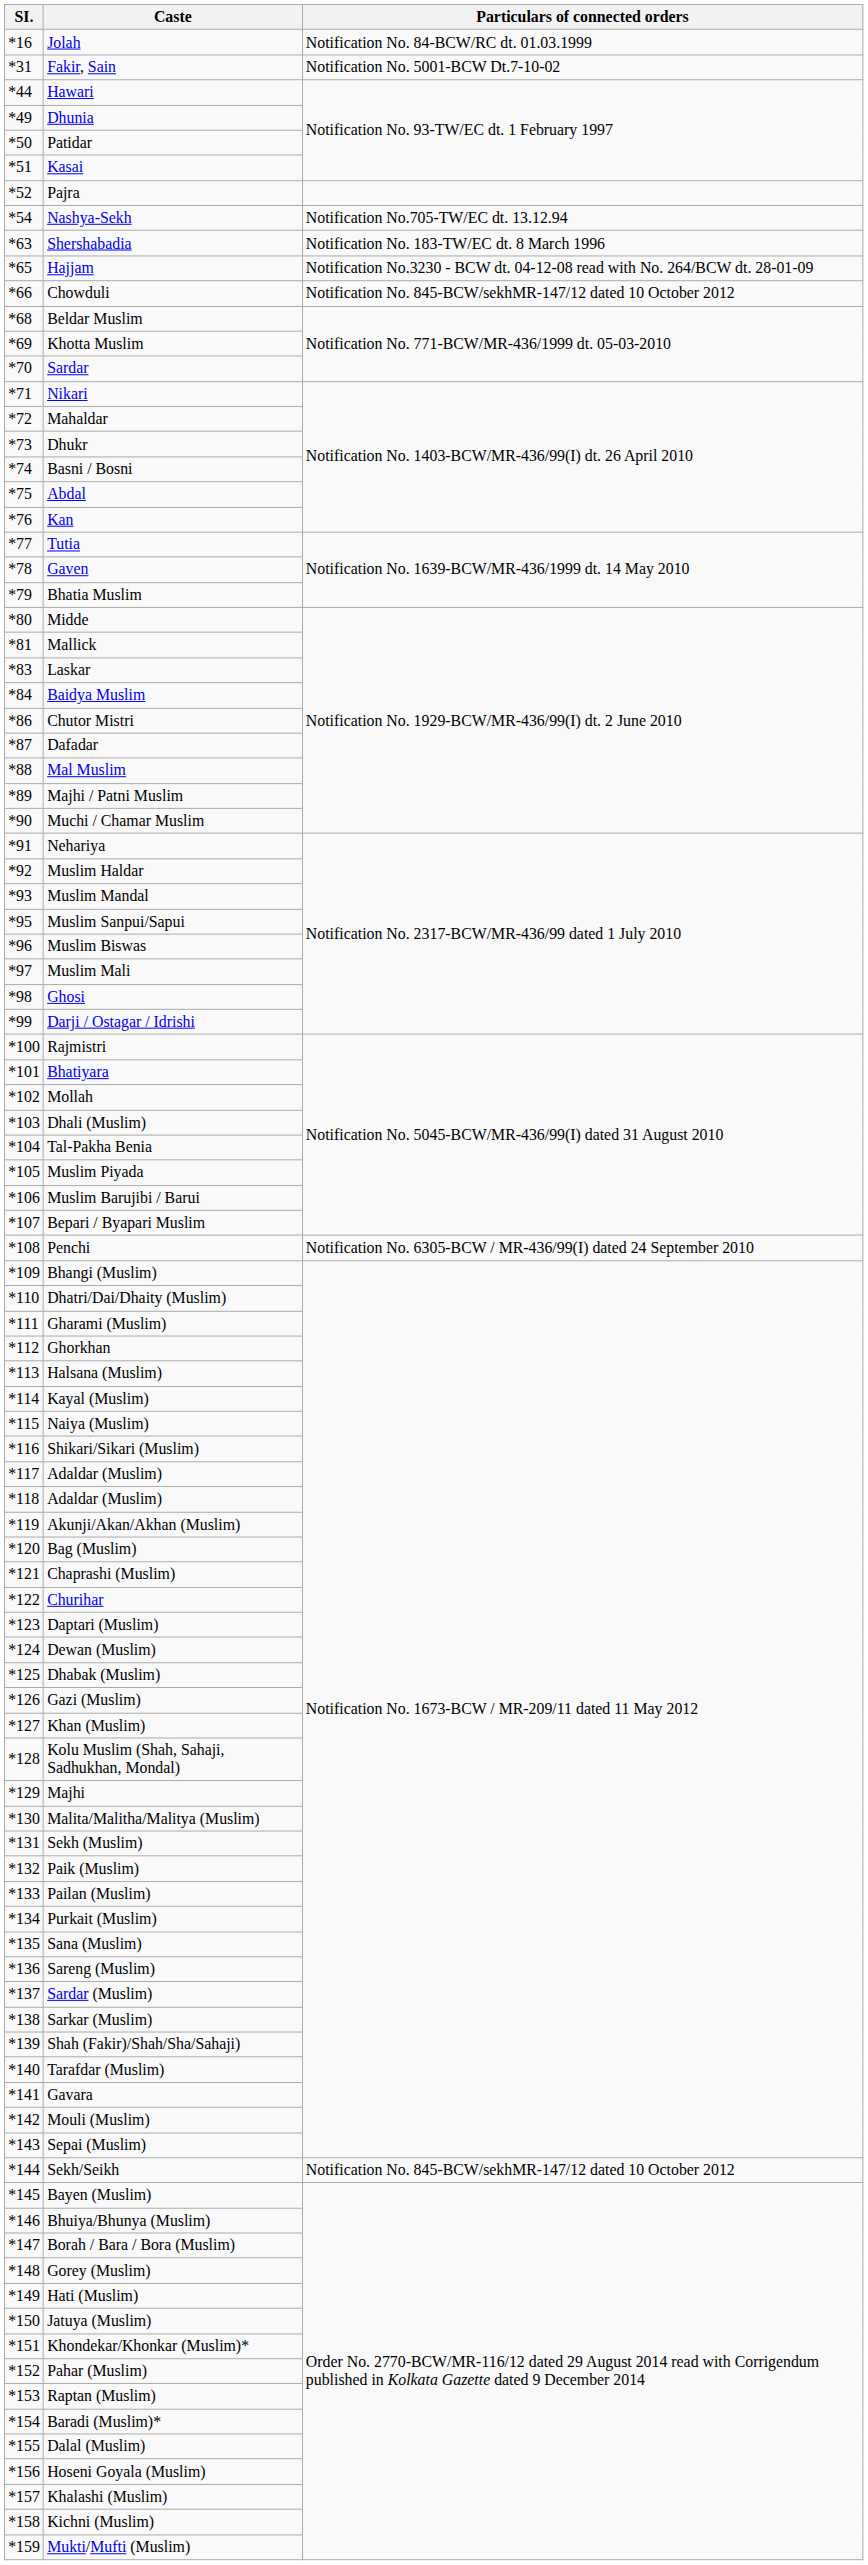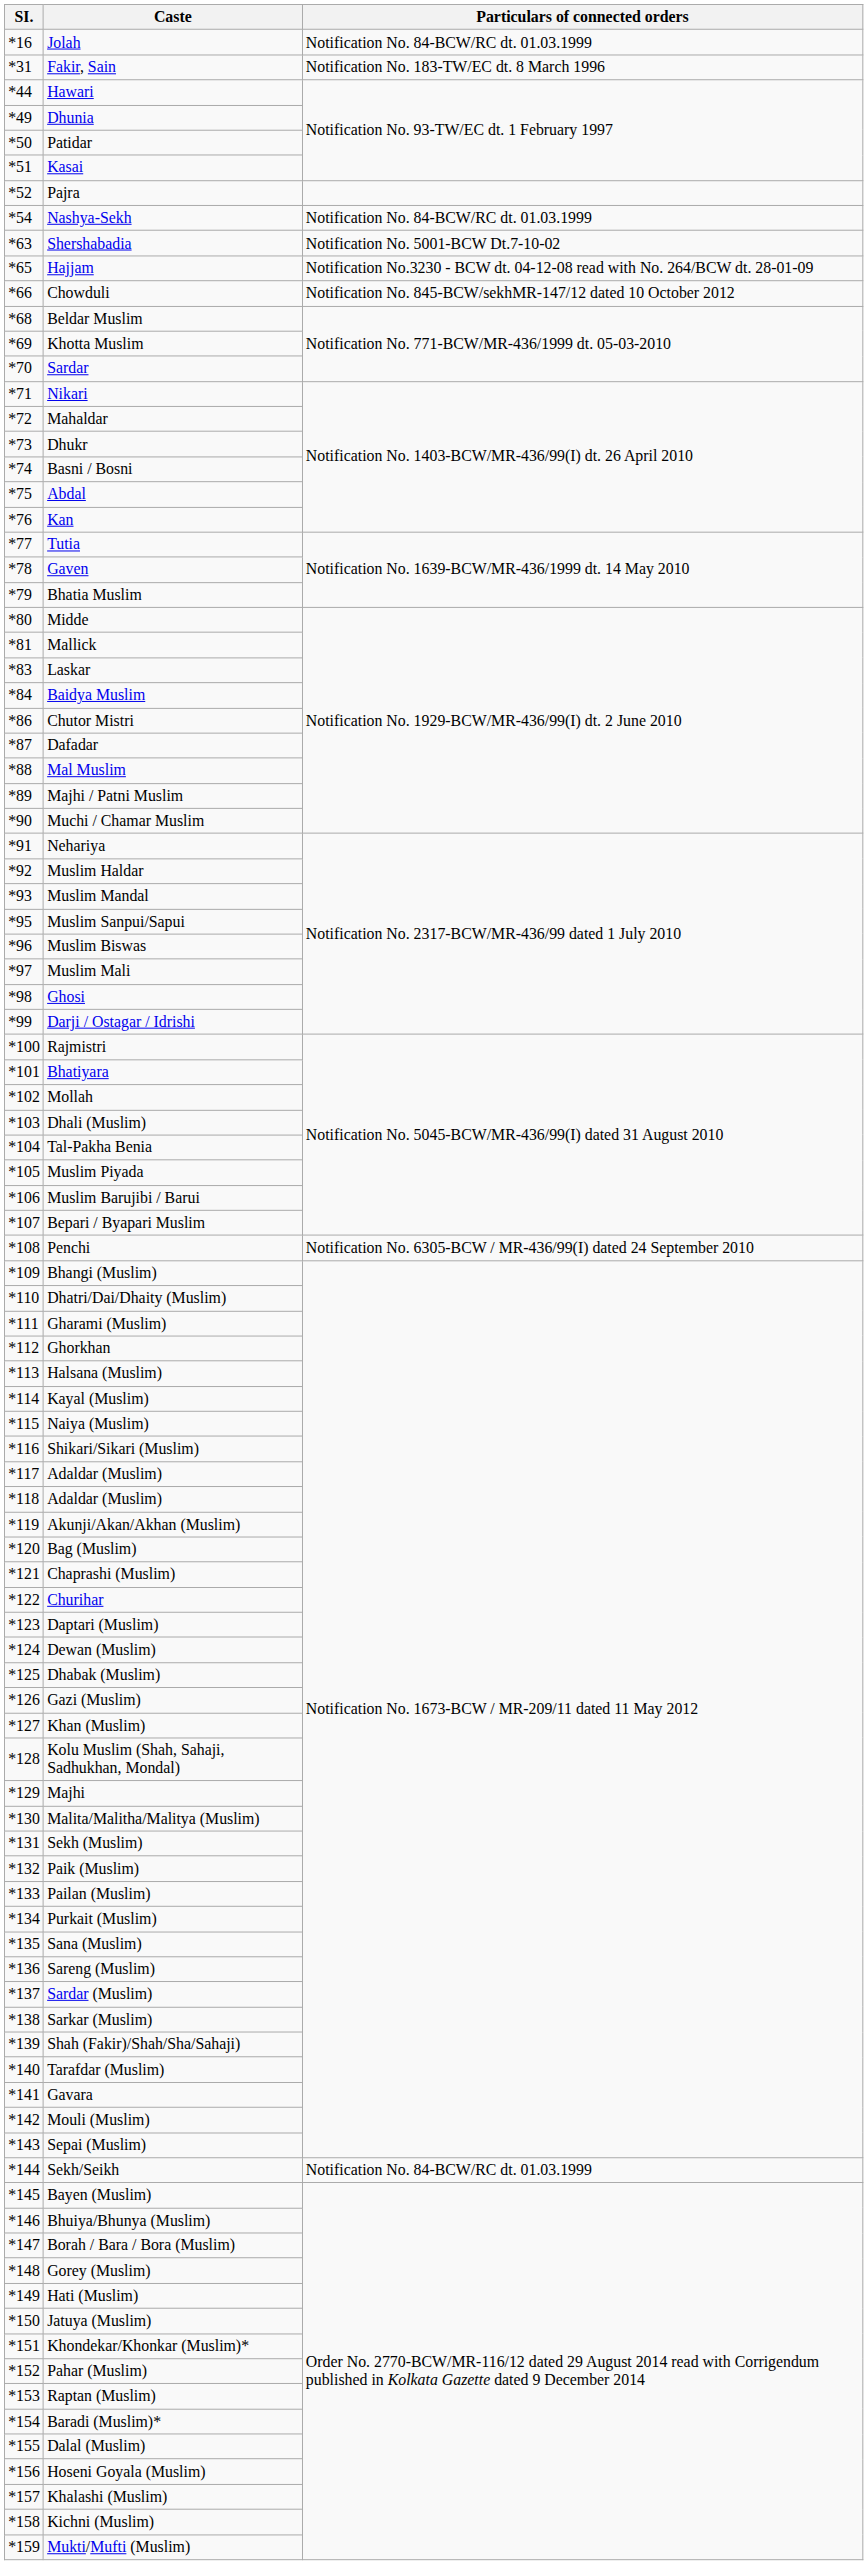(433, 67) Notification No. 5001-BCW Dt.7-10-02 -> (455, 67) Notification No. 183-TW/EC dt. 8 March 1996
(437, 218) Notification No.705-TW/EC dt. 13.12.94 -> (449, 218) Notification No. 84-BCW/RC dt. 01.03.1999
(455, 243) Notification No. 183-TW/EC dt. 8 March 1996 -> (433, 243) Notification No. 5001-BCW Dt.7-10-02
(520, 2170) Notification No. 845-BCW/sekhMR-147/12 dated 10 October 2012 -> (449, 2170) Notification No. 84-BCW/RC dt. 01.03.1999
